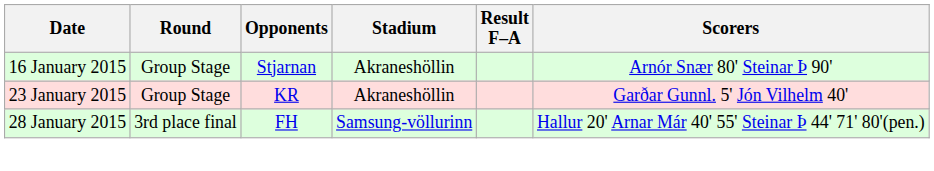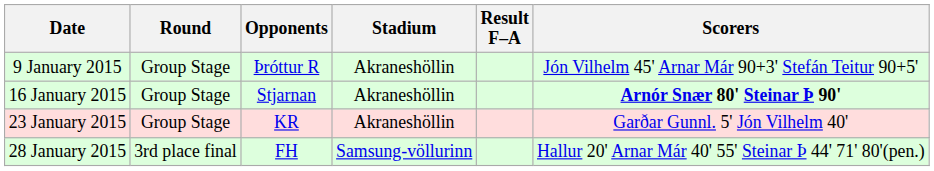+ row: (67, 66)
(731, 66) normal -> (731, 94) bold
